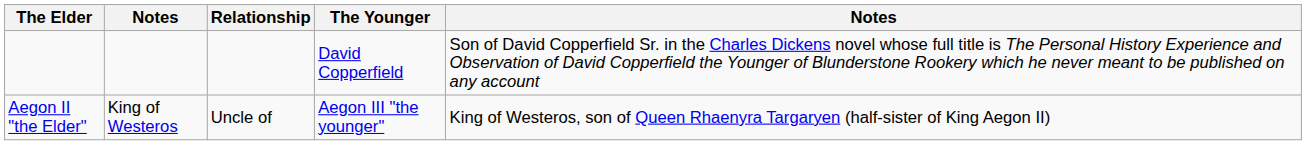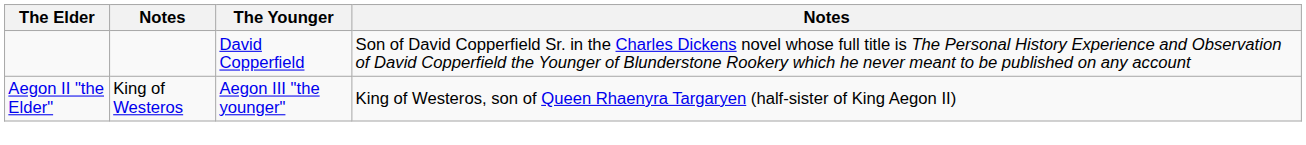- column: (261, 17)
